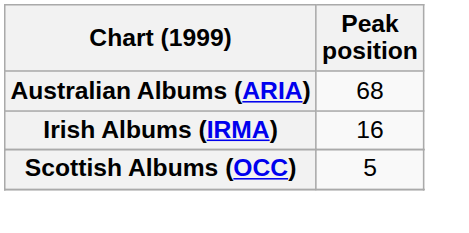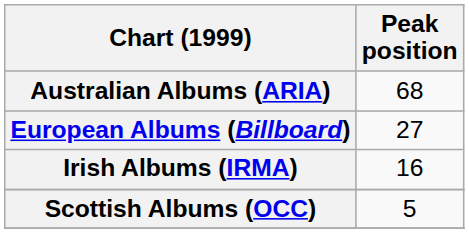+ row: (180, 129)
